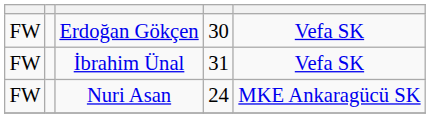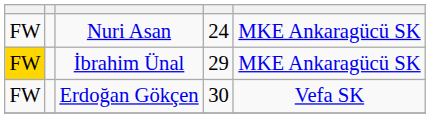rows swapped: (129, 95) <-> (129, 30)
(25, 63) no background -> (25, 63) gold background
(219, 63) 31 -> (219, 63) 29
(329, 63) Vefa SK -> (329, 63) MKE Ankaragücü SK
